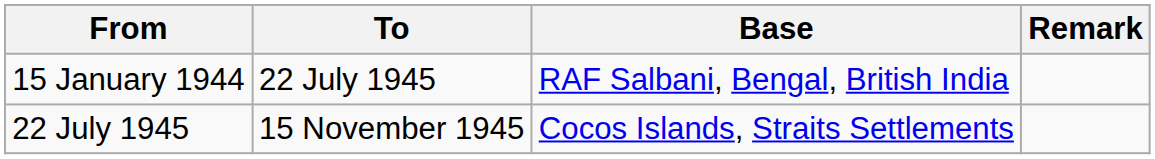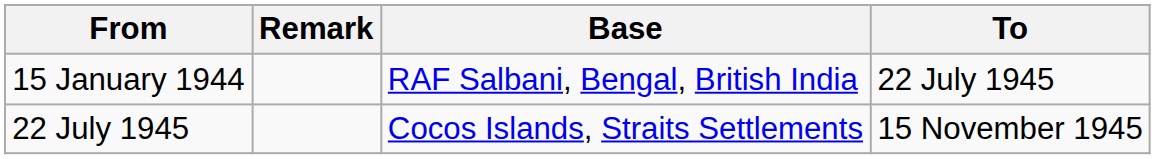columns swapped: (392, 29) <-> (1086, 29)
